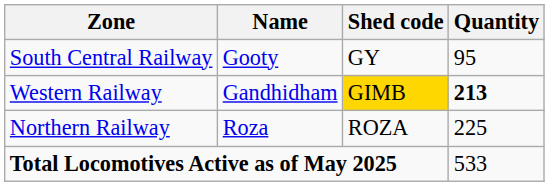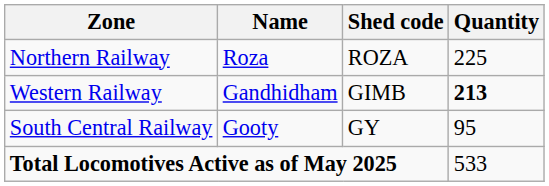rows swapped: (90, 127) <-> (111, 57)
(377, 92) gold background -> (377, 92) no background
